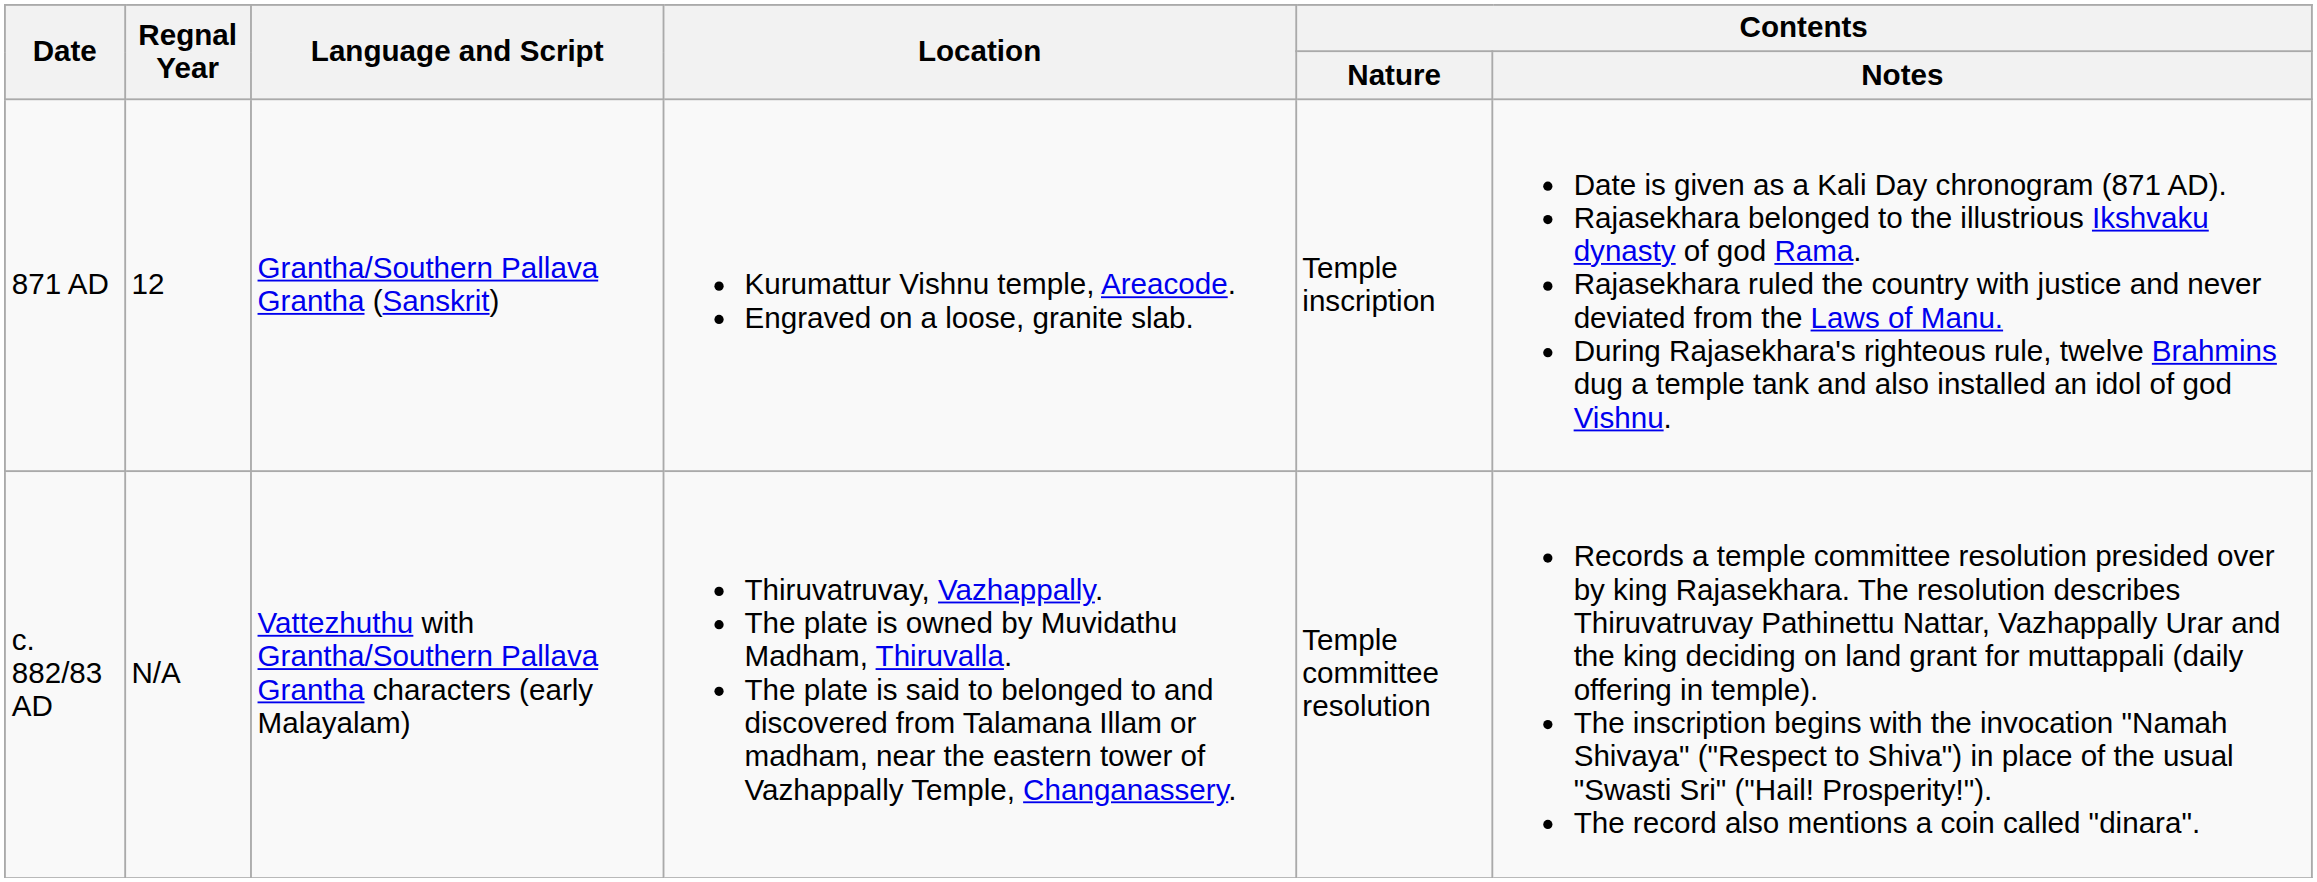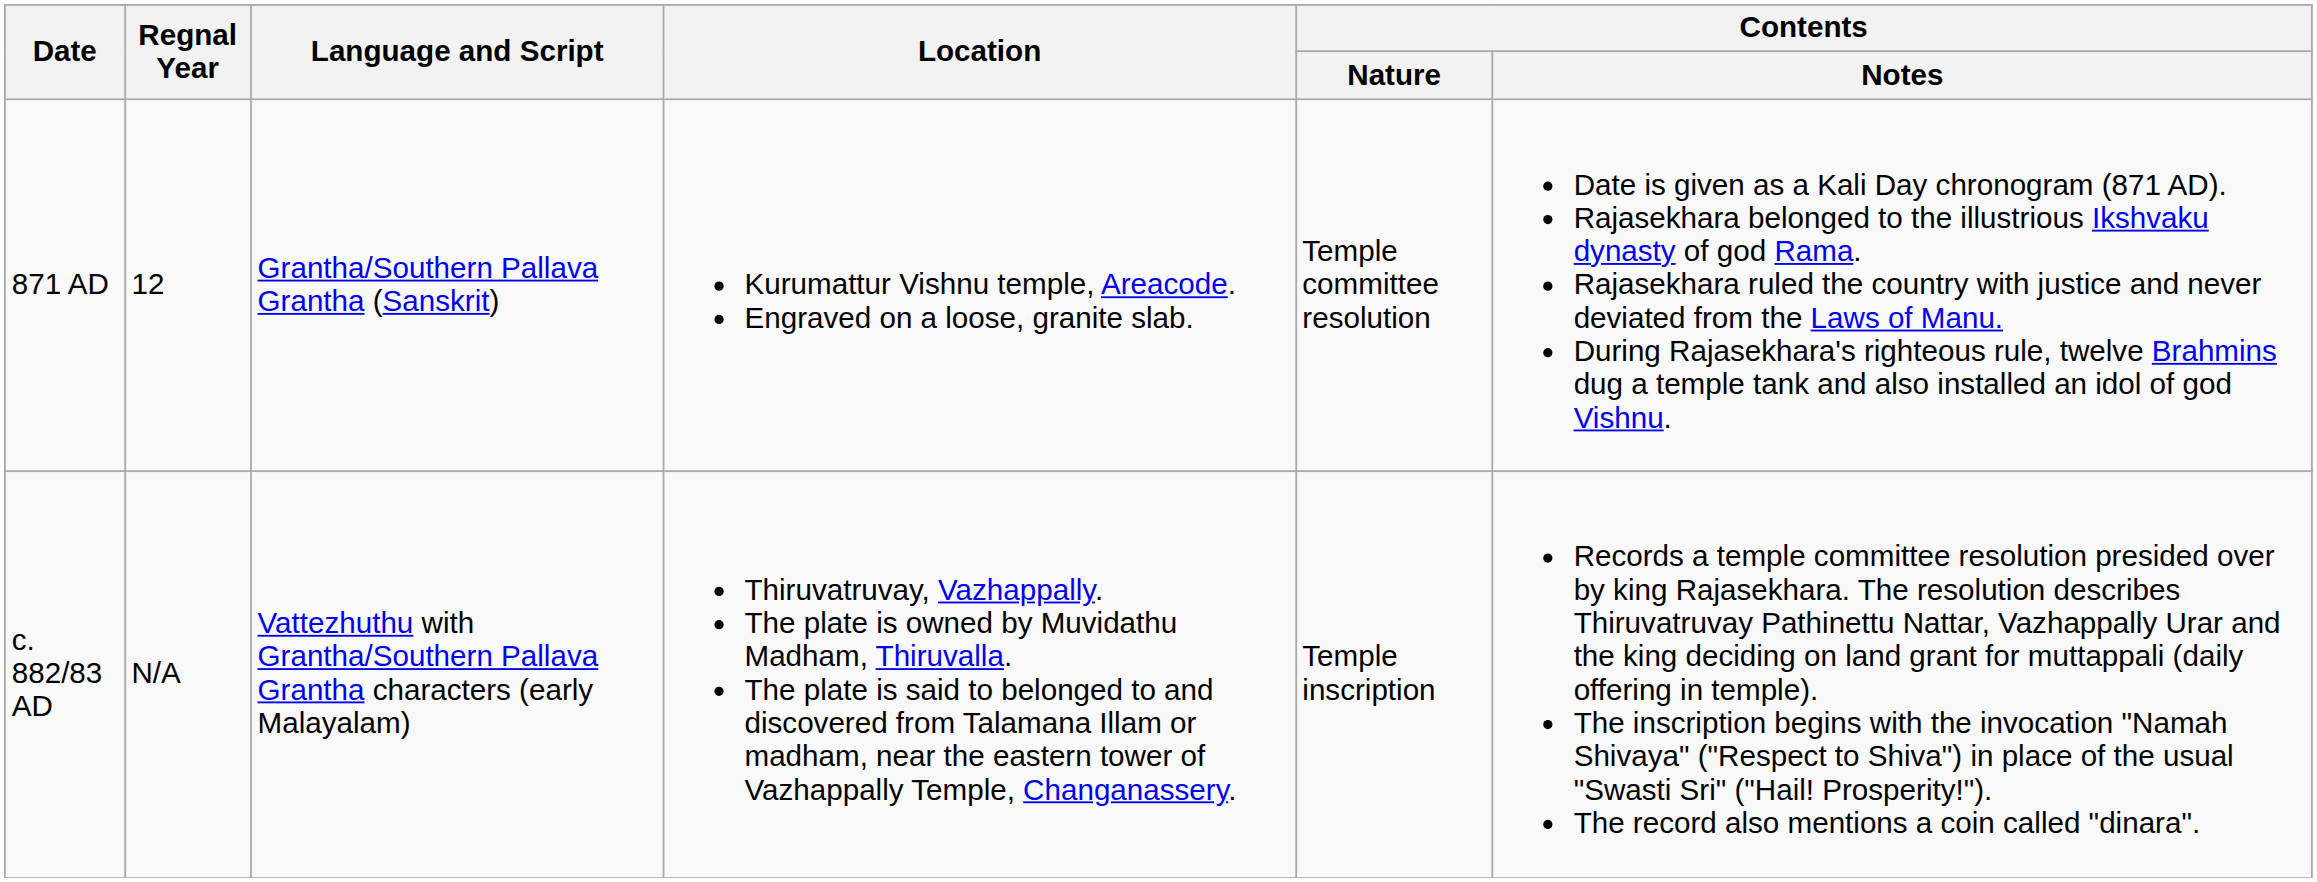(1369, 284) Temple inscription -> (1371, 284) Temple committee resolution
(1371, 673) Temple committee resolution -> (1369, 673) Temple inscription
